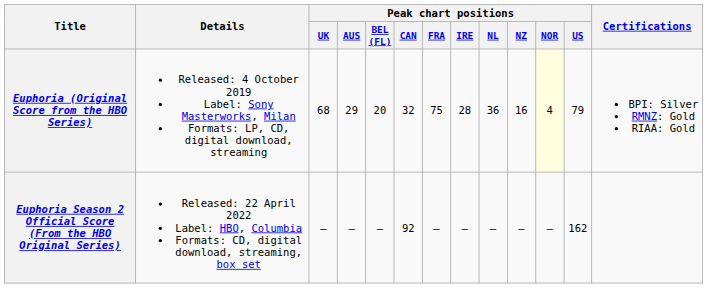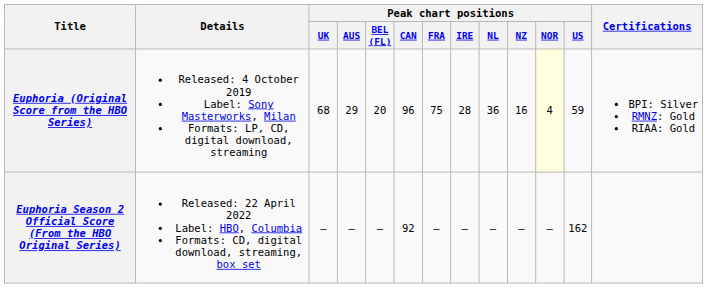(408, 110) 32 -> (408, 110) 96
(578, 110) 79 -> (578, 110) 59
